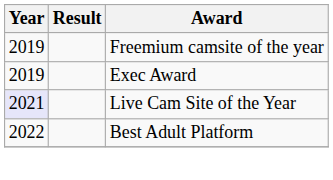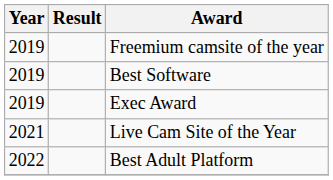+ row: (160, 75)
(27, 103) lavender background -> (27, 132) no background
